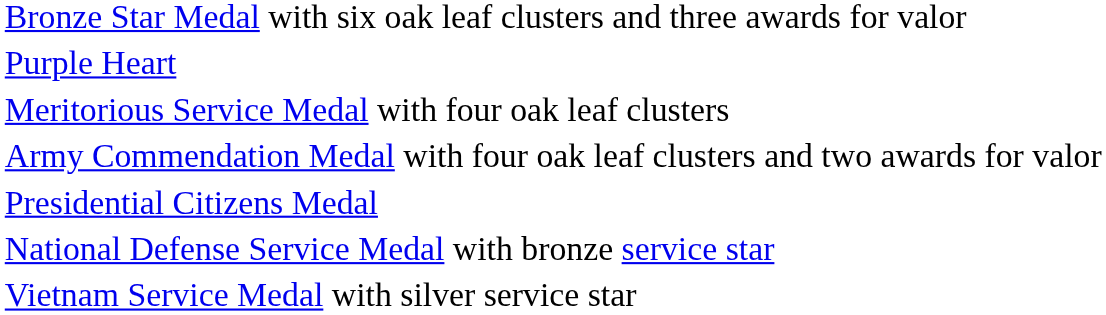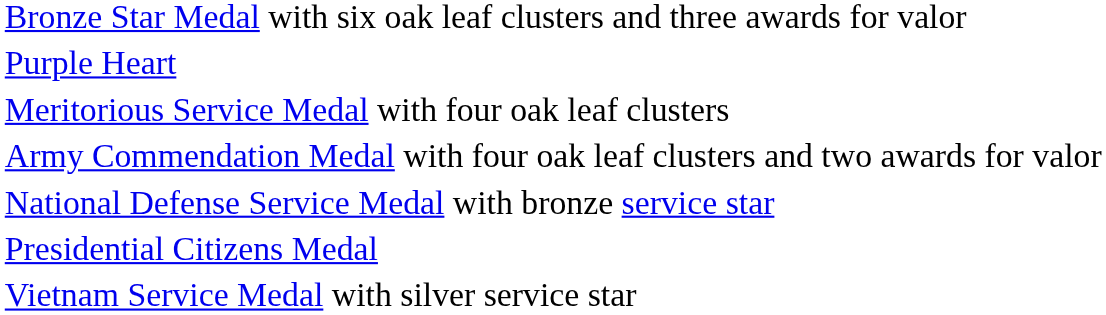rows swapped: (191, 202) <-> (390, 248)
